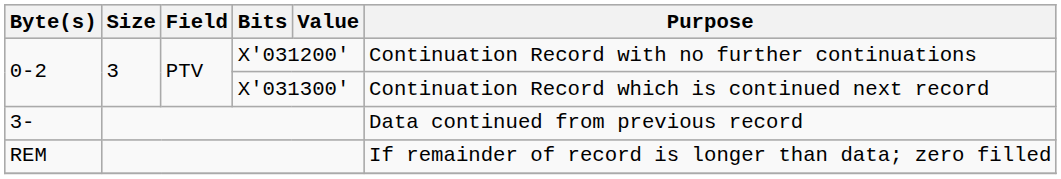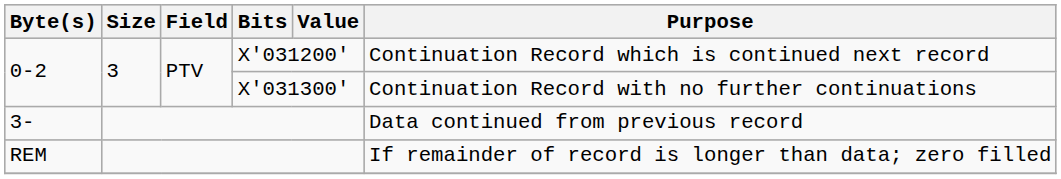(673, 55) Continuation Record with no further continuations -> (679, 55) Continuation Record which is continued next record
(679, 89) Continuation Record which is continued next record -> (673, 89) Continuation Record with no further continuations
